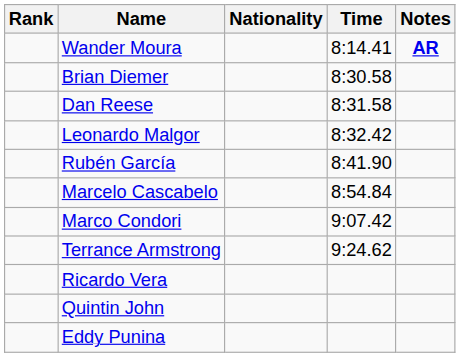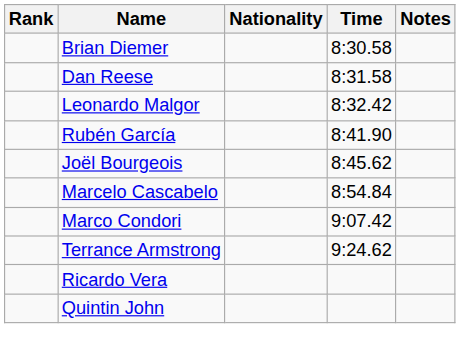- row: (122, 47)
+ row: (122, 163)
- row: (114, 337)
